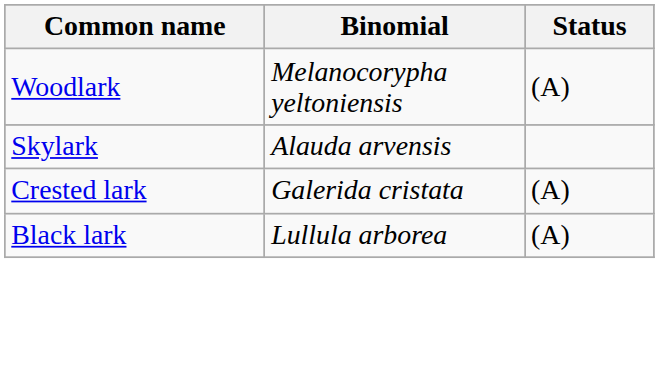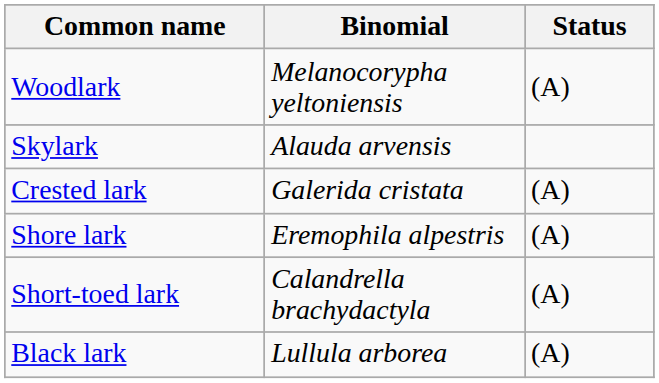+ row: (69, 234)
+ row: (95, 294)
